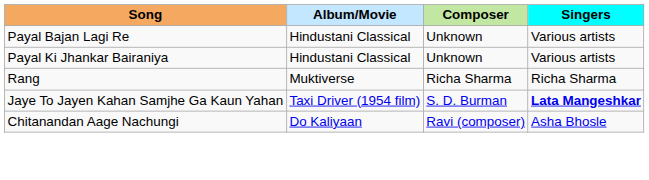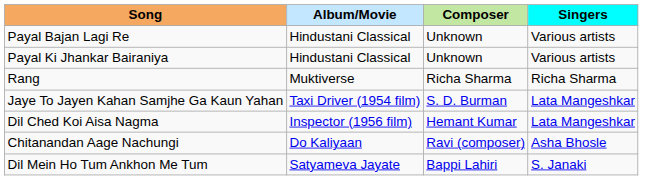(586, 100) bold -> (583, 100) normal
+ row: (83, 121)
+ row: (108, 164)
